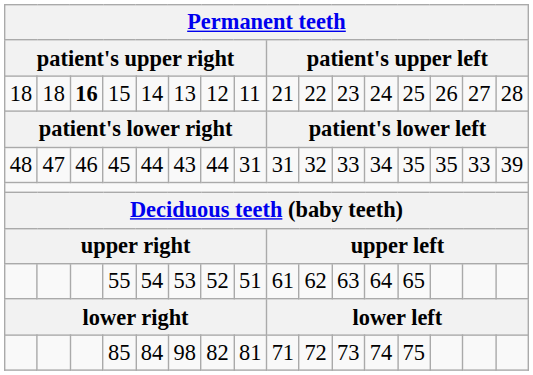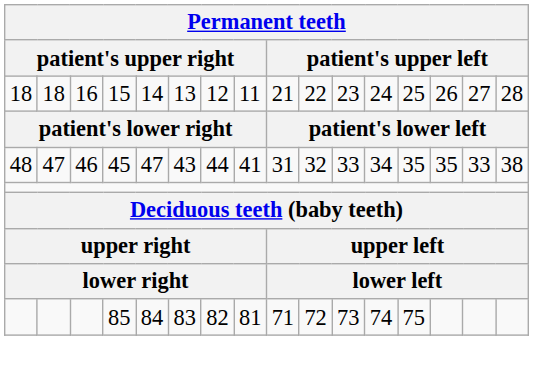(87, 93) bold -> (87, 93) normal
(152, 164) 44 -> (152, 164) 47
(250, 164) 31 -> (250, 164) 41
(512, 164) 39 -> (512, 164) 38
- row: (119, 281)
(185, 352) 98 -> (185, 316) 83
